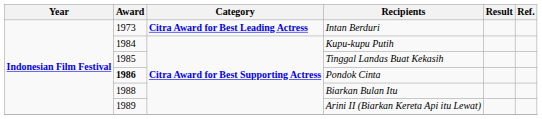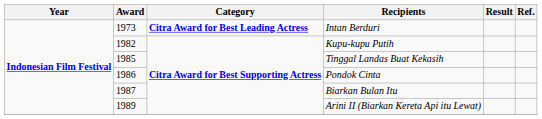(126, 43) 1984 -> (126, 43) 1982
(126, 75) bold -> (126, 75) normal
(126, 91) 1988 -> (126, 91) 1987
